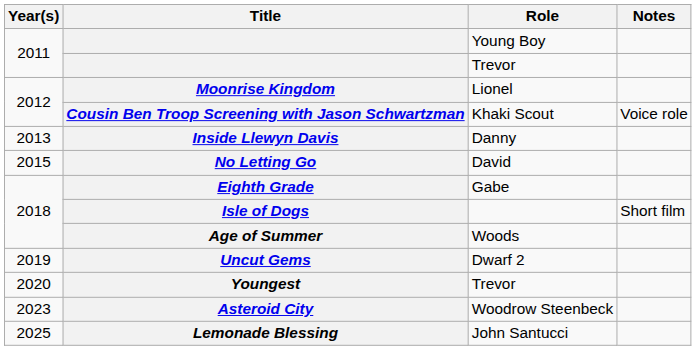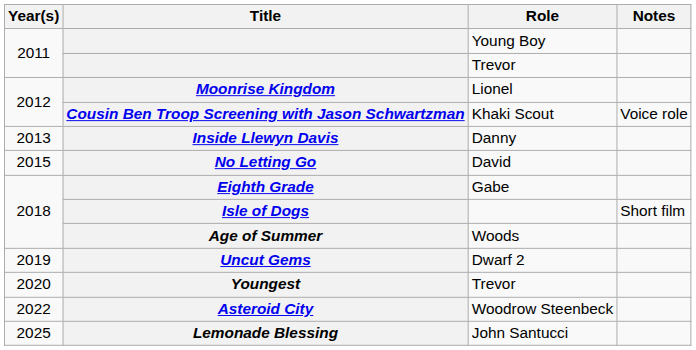(34, 308) 2023 -> (34, 308) 2022
